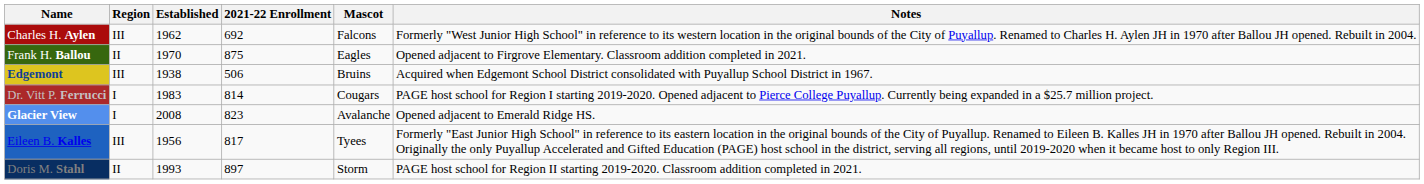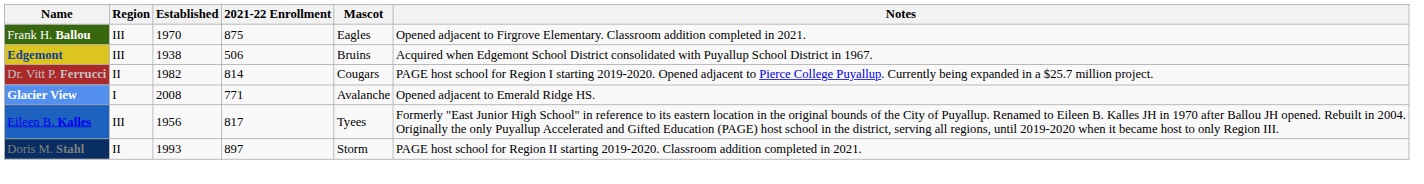- row: (51, 34)
(116, 54) II -> (119, 34) III
(114, 94) I -> (116, 74) II
(169, 94) 1983 -> (169, 74) 1982
(234, 114) 823 -> (234, 94) 771
